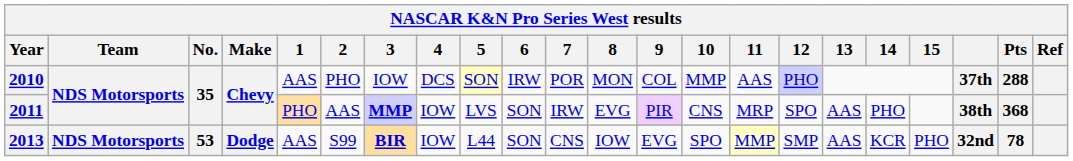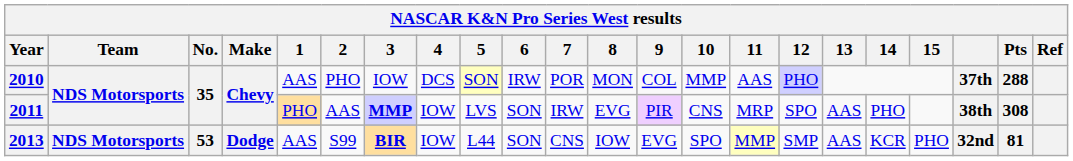(1015, 109) 368 -> (1015, 109) 308
(1015, 140) 78 -> (1015, 140) 81
